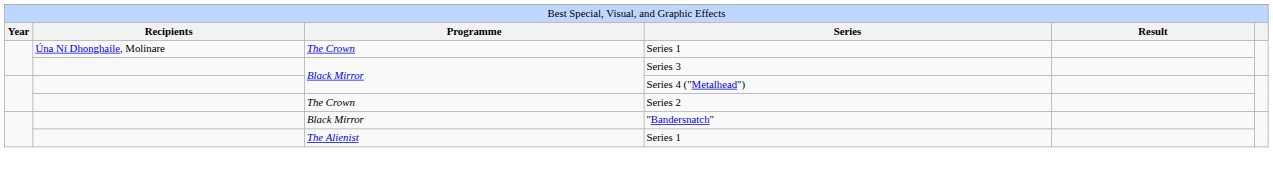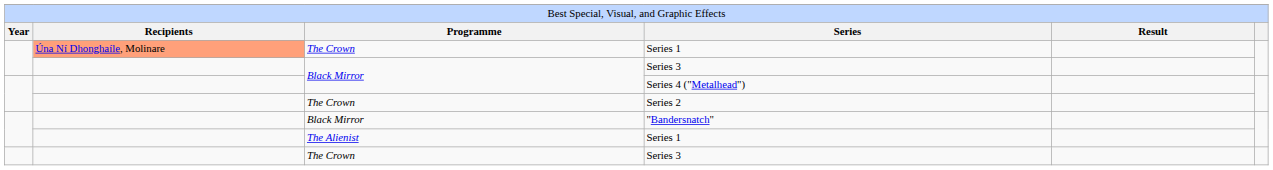(100, 49) no background -> (100, 49) lightsalmon background
+ row: (331, 156)
